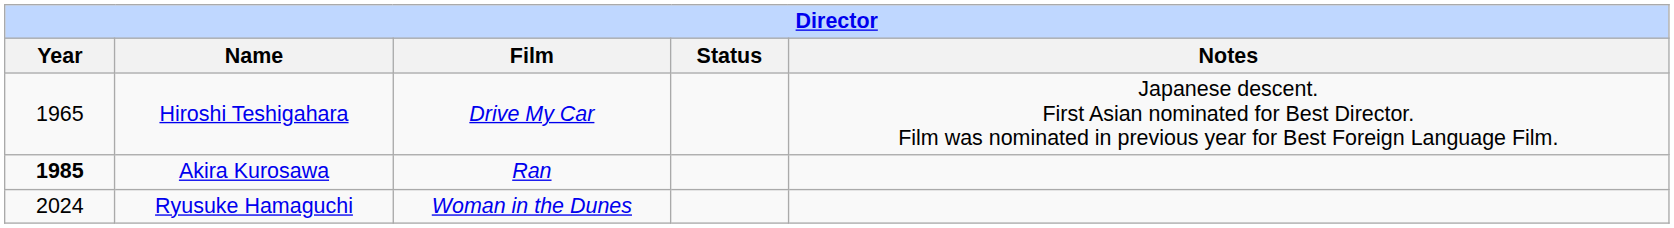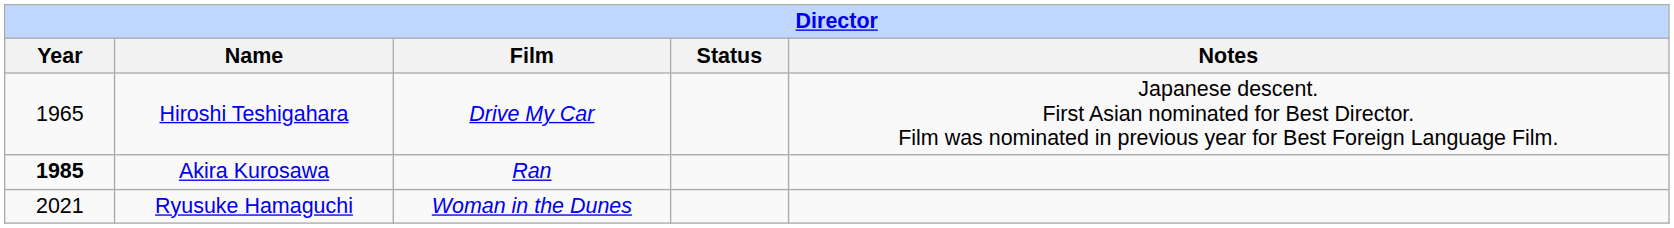(60, 205) 2024 -> (60, 205) 2021
